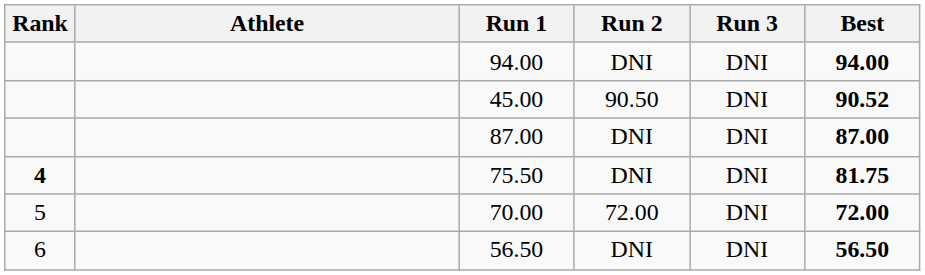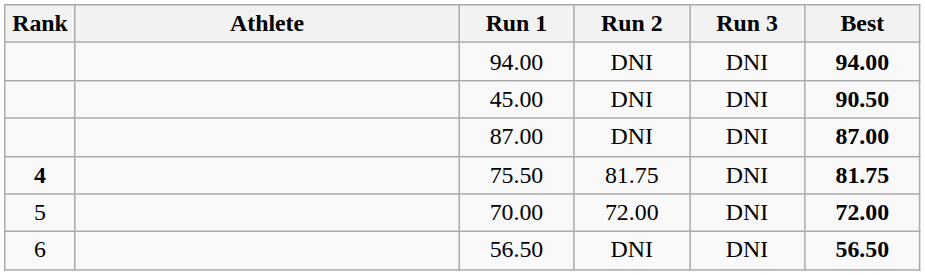(632, 99) 90.50 -> (632, 99) DNI
(862, 99) 90.52 -> (862, 99) 90.50
(632, 174) DNI -> (632, 174) 81.75
